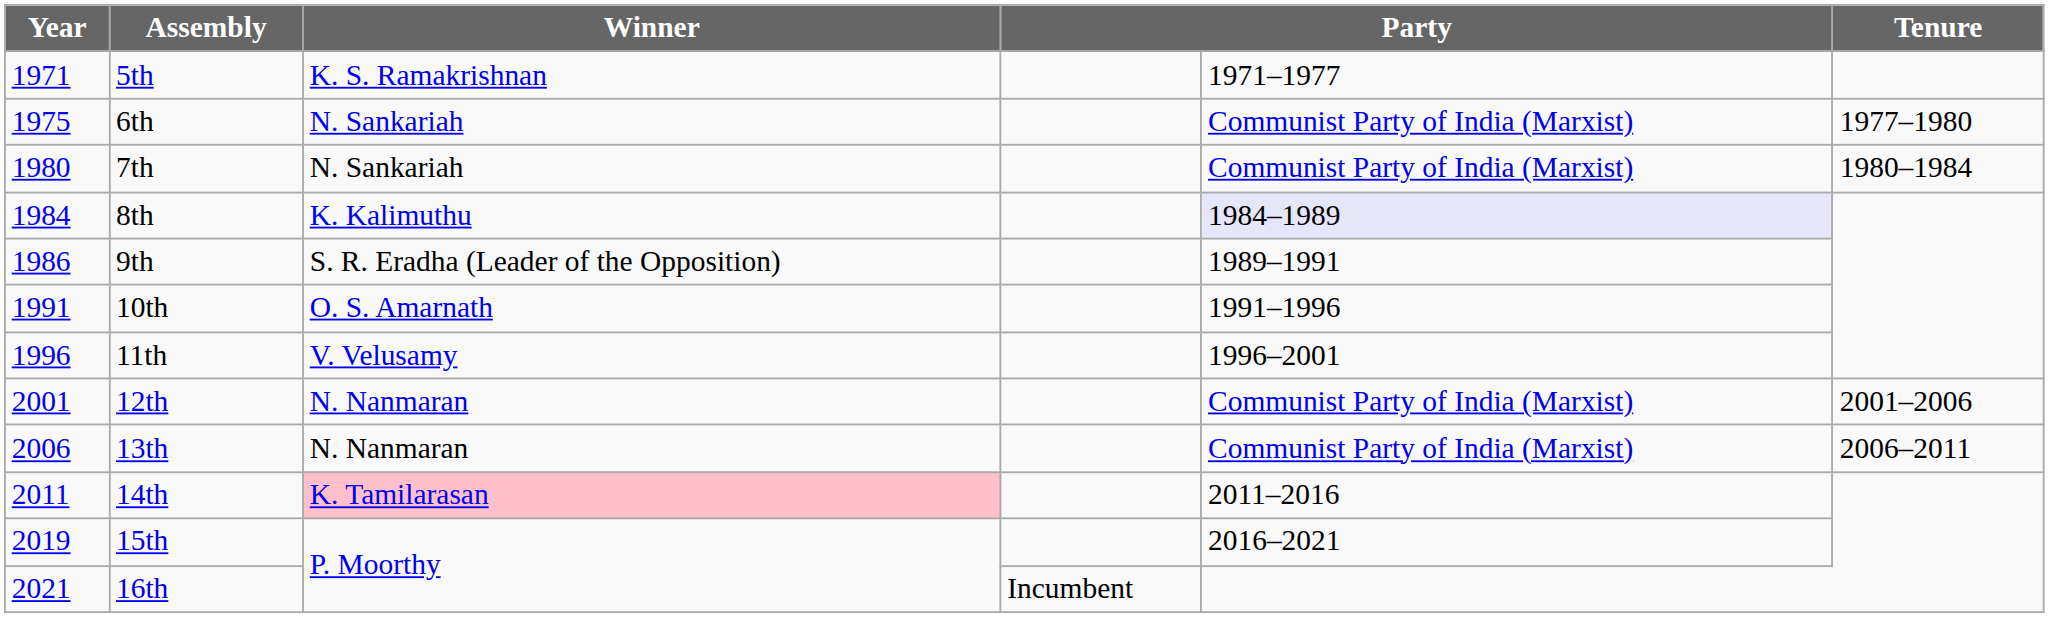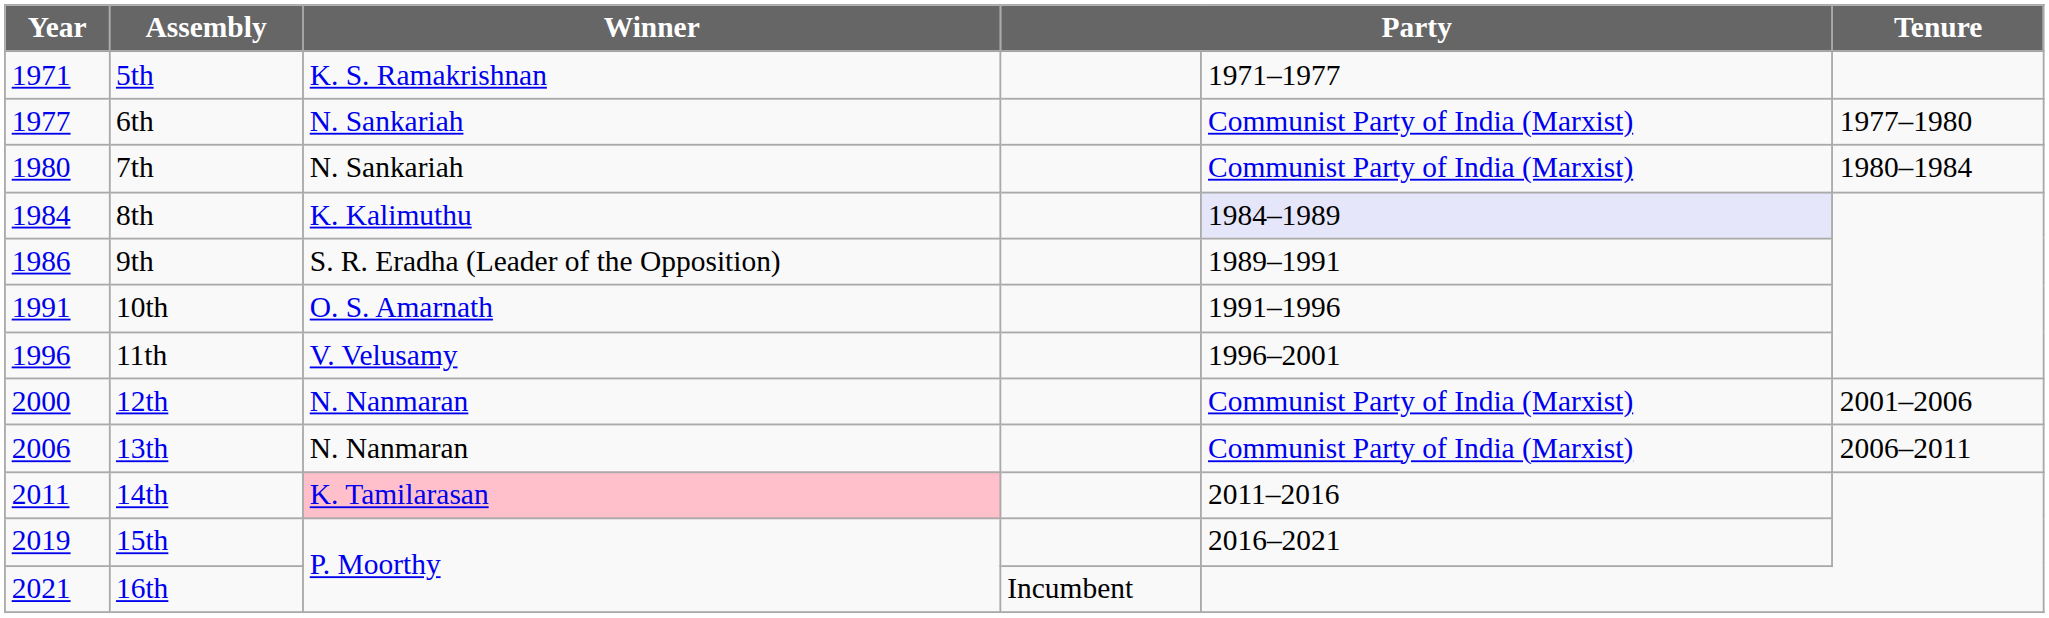(41, 121) 1975 -> (41, 121) 1977
(41, 401) 2001 -> (41, 401) 2000
